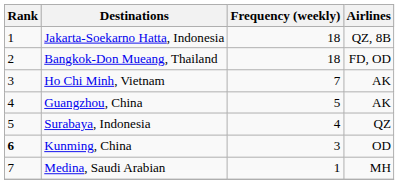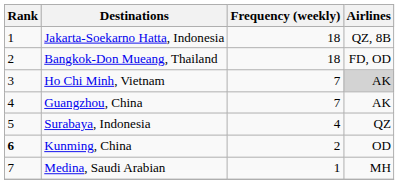(381, 81) no background -> (381, 81) lightgrey background
(337, 102) 5 -> (337, 102) 7
(337, 146) 3 -> (337, 146) 2
